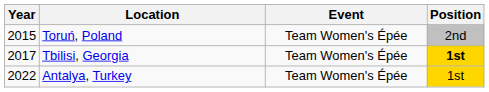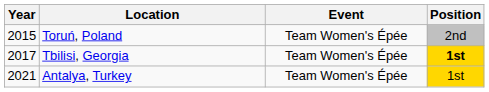(22, 76) 2022 -> (22, 76) 2021
